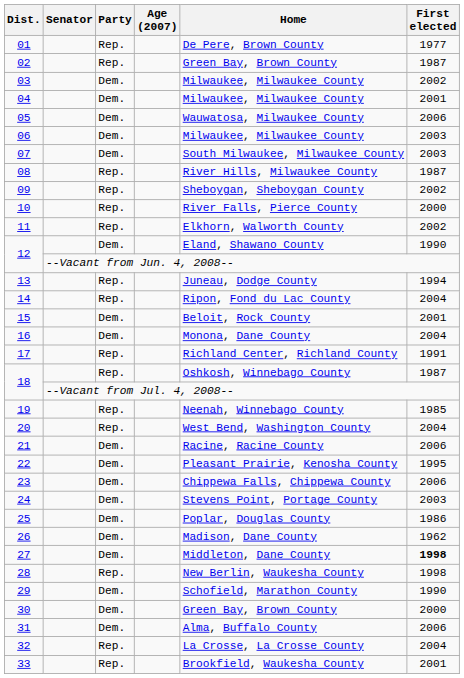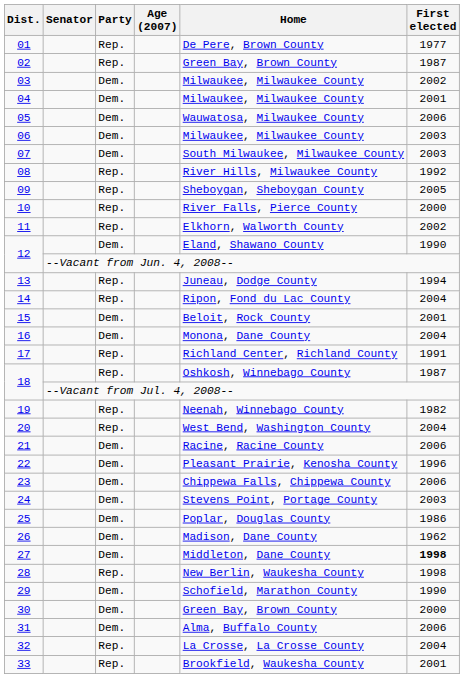(433, 172) 1987 -> (433, 172) 1992
(433, 190) 2002 -> (433, 190) 2005
(433, 409) 1985 -> (433, 409) 1982
(433, 464) 1995 -> (433, 464) 1996
